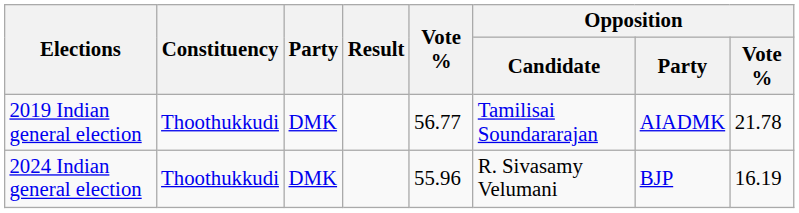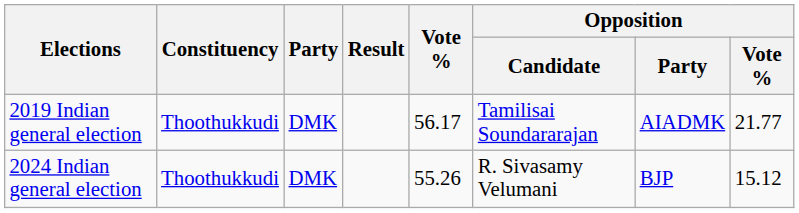(437, 122) 56.77 -> (437, 122) 56.17
(758, 122) 21.78 -> (758, 122) 21.77
(437, 178) 55.96 -> (437, 178) 55.26
(758, 178) 16.19 -> (758, 178) 15.12
